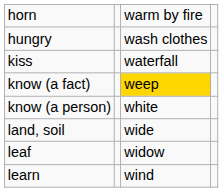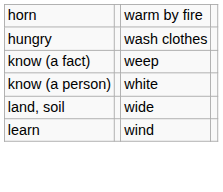- row: (20, 61)
(142, 84) gold background -> (142, 61) no background
- row: (19, 152)
